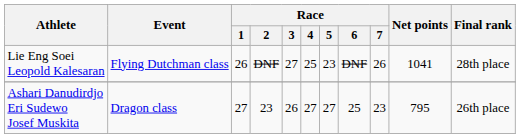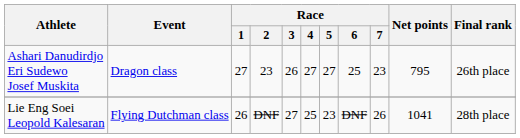rows swapped: (55, 107) <-> (56, 64)
